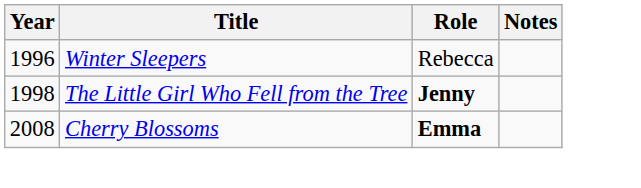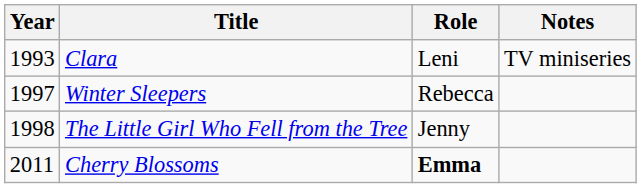+ row: (91, 57)
(32, 57) 1996 -> (32, 93) 1997
(446, 93) bold -> (444, 128) normal
(32, 128) 2008 -> (32, 164) 2011
